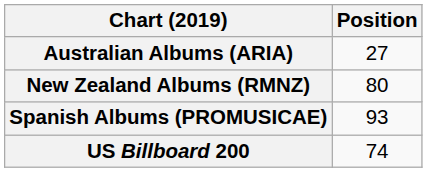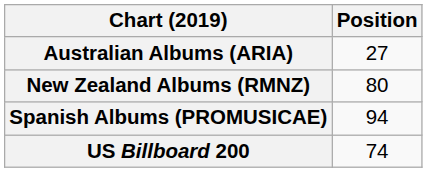(377, 118) 93 -> (377, 118) 94
